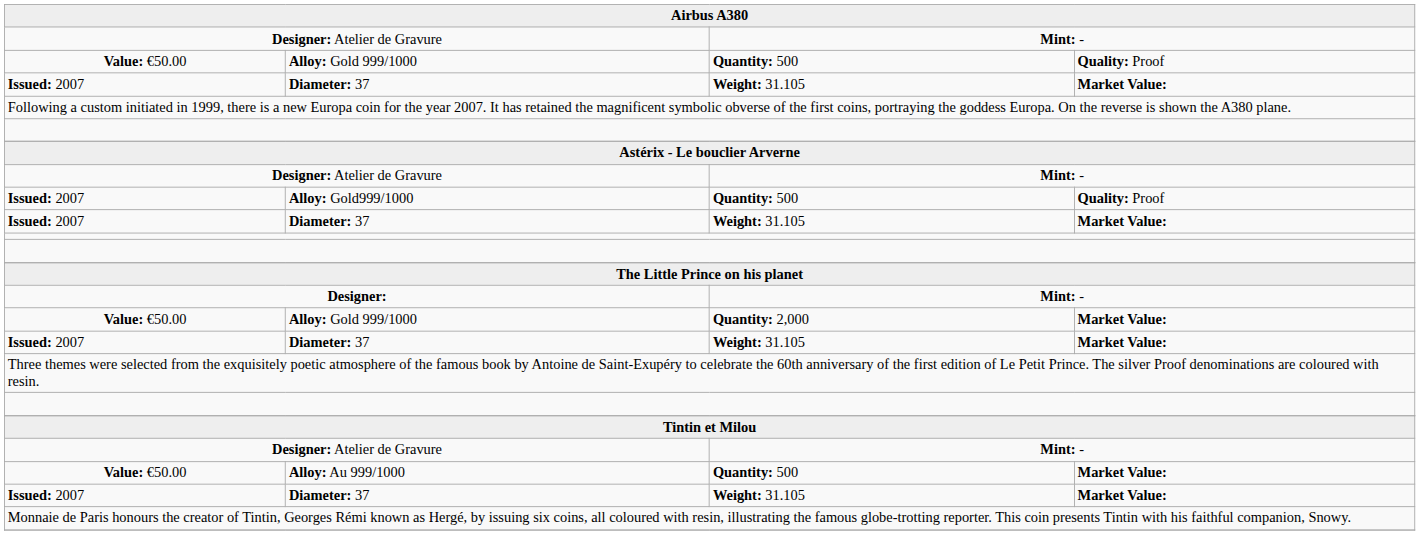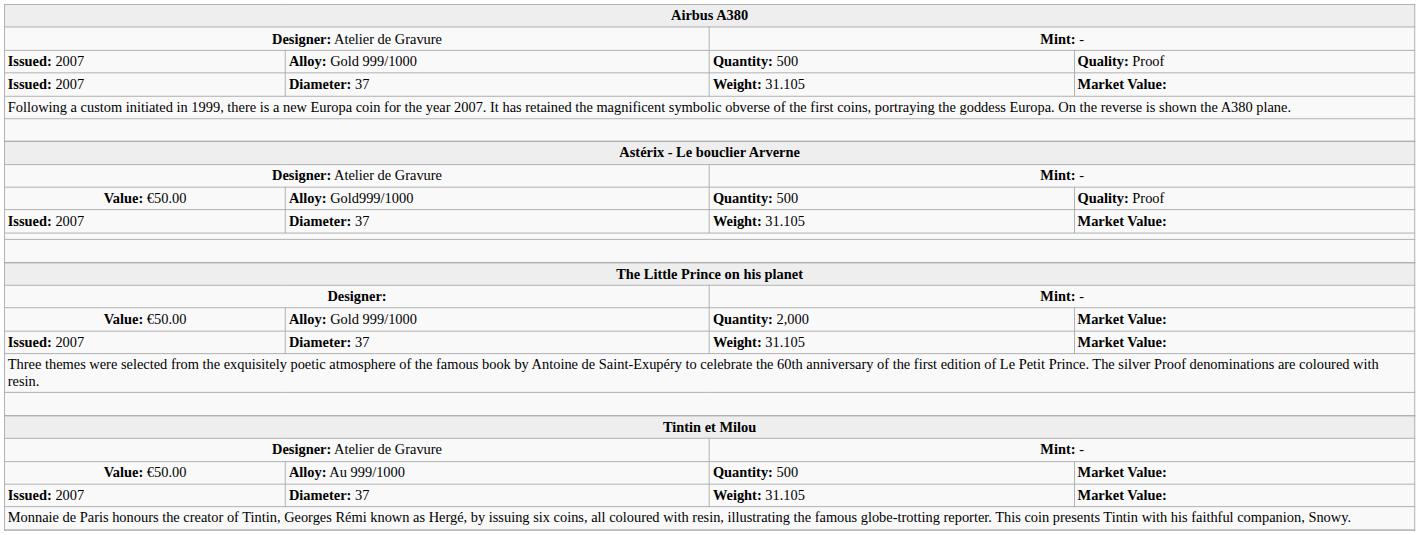(145, 61) Value: €50.00 -> (46, 61) Issued: 2007
(46, 198) Issued: 2007 -> (145, 198) Value: €50.00
